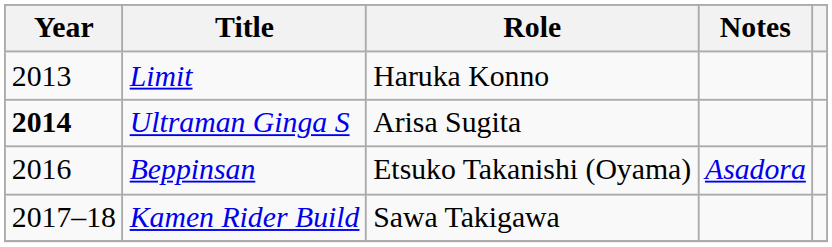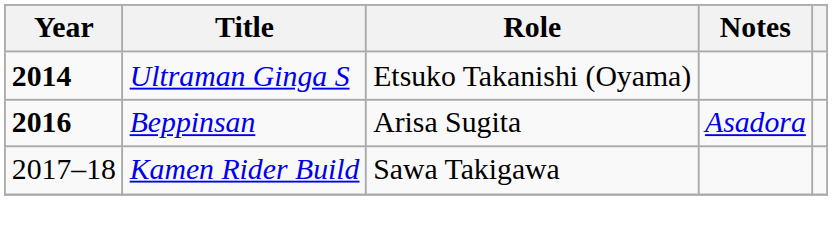- row: (161, 75)
(447, 122) Arisa Sugita -> (532, 75) Etsuko Takanishi (Oyama)
(42, 169) normal -> (42, 122) bold
(532, 169) Etsuko Takanishi (Oyama) -> (447, 122) Arisa Sugita
